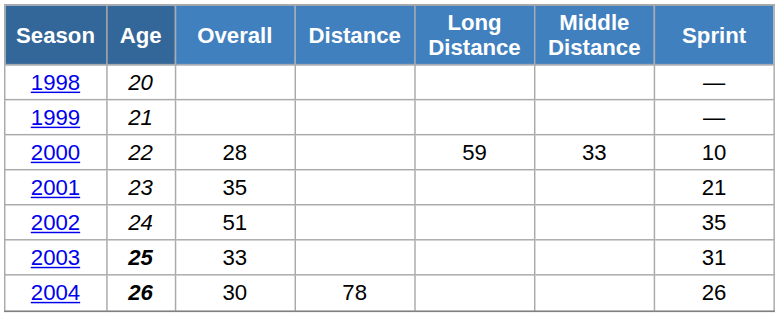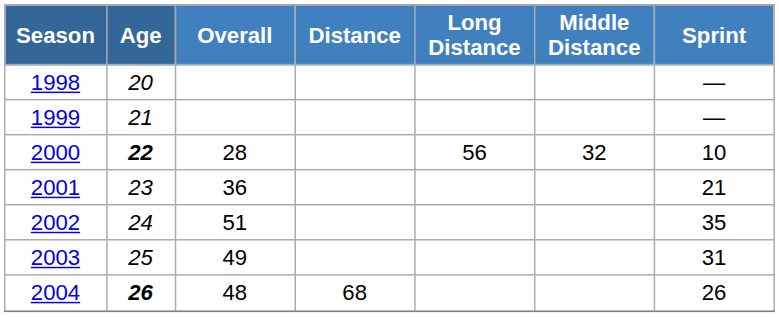(141, 153) normal -> (141, 153) bold
(474, 153) 59 -> (474, 153) 56
(594, 153) 33 -> (594, 153) 32
(235, 188) 35 -> (235, 188) 36
(141, 258) bold -> (141, 258) normal
(235, 258) 33 -> (235, 258) 49
(235, 293) 30 -> (235, 293) 48
(355, 293) 78 -> (355, 293) 68
